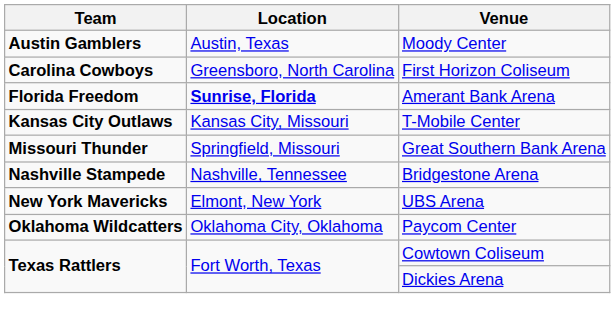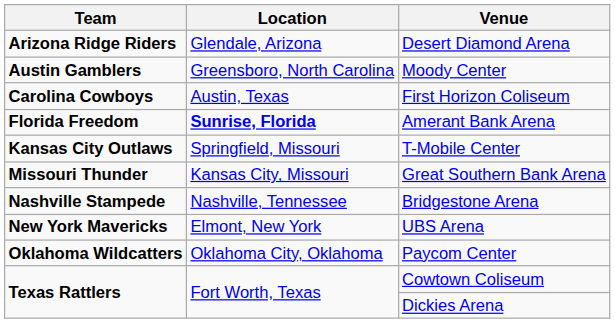+ row: (486, 43)
(240, 43) Austin, Texas -> (292, 70) Greensboro, North Carolina
(292, 70) Greensboro, North Carolina -> (240, 96) Austin, Texas
(270, 122) Kansas City, Missouri -> (265, 148) Springfield, Missouri
(265, 148) Springfield, Missouri -> (270, 174) Kansas City, Missouri
